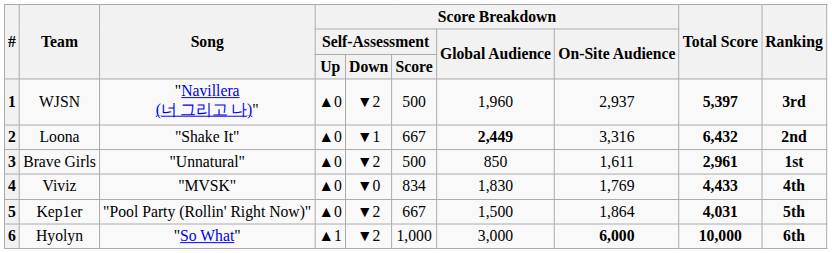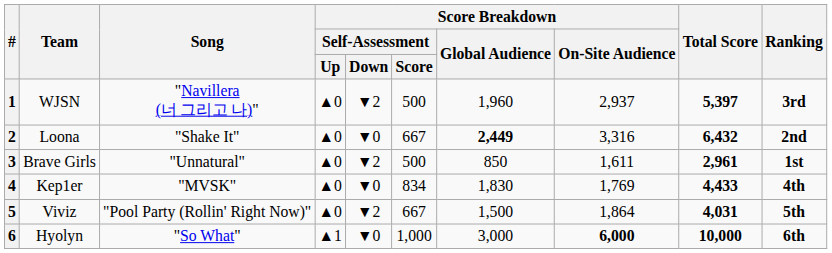(369, 136) ▼1 -> (369, 136) ▼0
(60, 186) Viviz -> (60, 186) Kep1er
(60, 211) Kep1er -> (60, 211) Viviz
(369, 236) ▼2 -> (369, 236) ▼0
